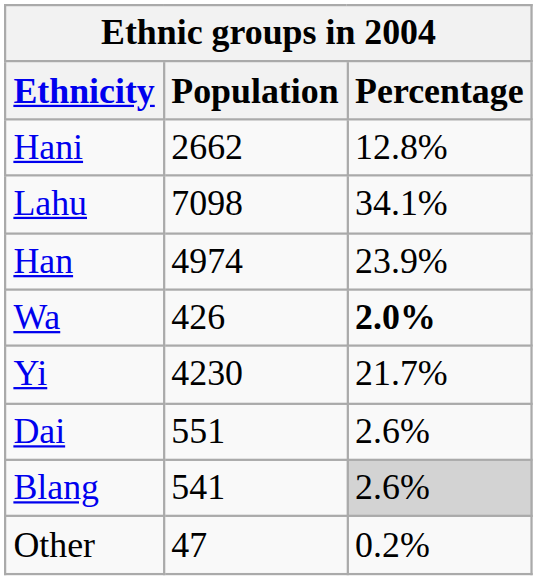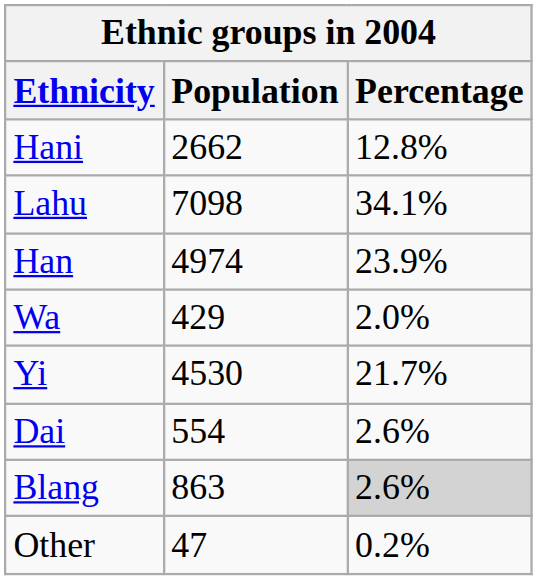(198, 317) 426 -> (198, 317) 429
(395, 317) bold -> (392, 317) normal
(207, 373) 4230 -> (207, 373) 4530
(198, 430) 551 -> (198, 430) 554
(198, 487) 541 -> (198, 487) 863
